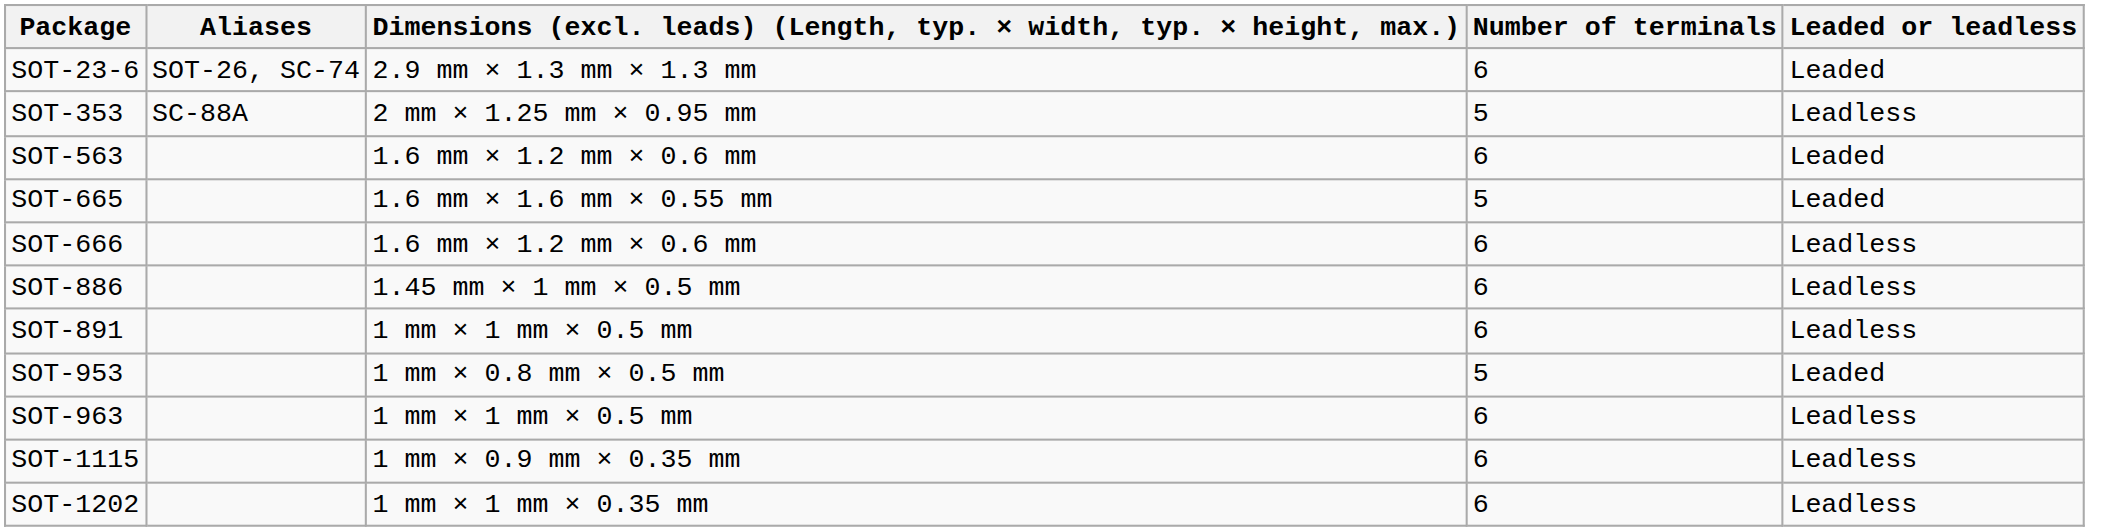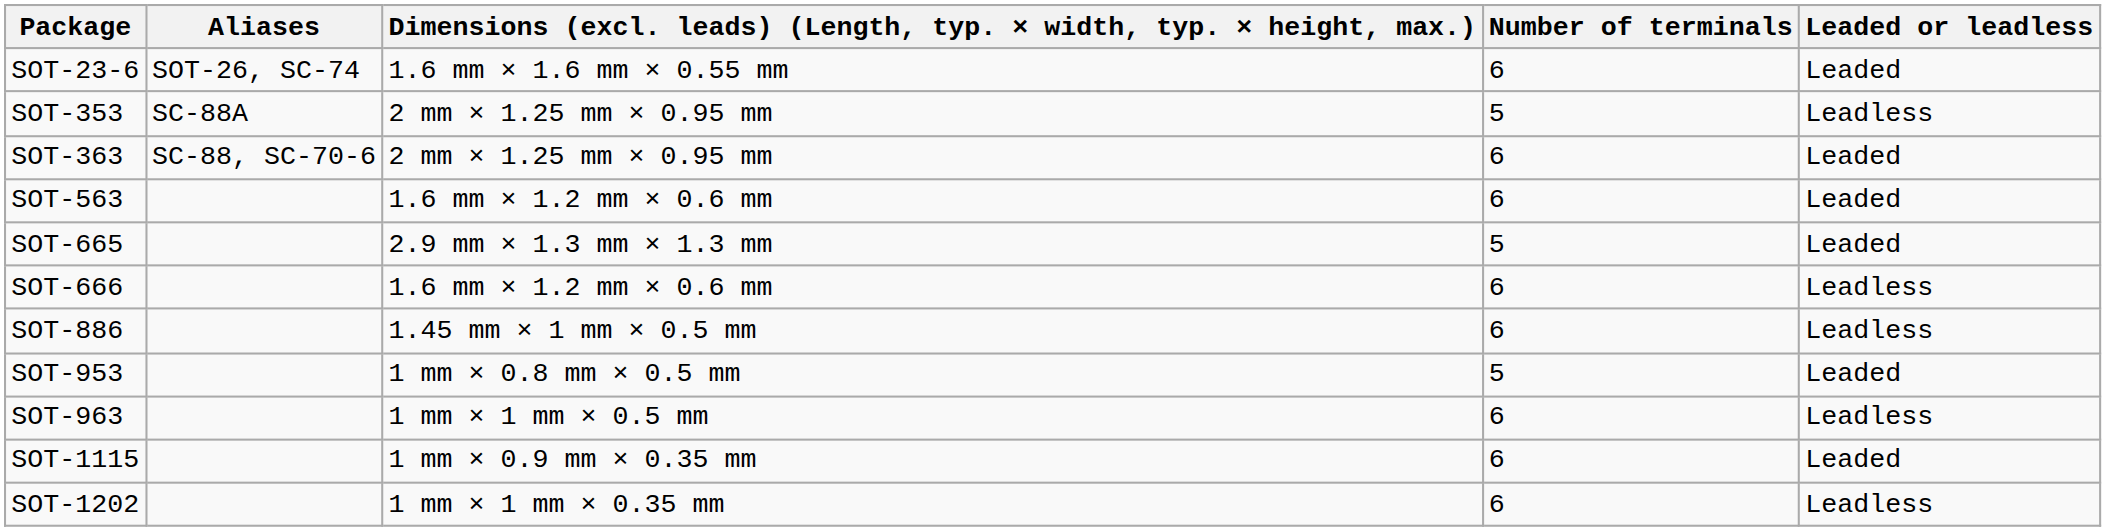(565, 70) 2.9 mm × 1.3 mm × 1.3 mm -> (589, 70) 1.6 mm × 1.6 mm × 0.55 mm
+ row: (67, 157)
(573, 200) 1.6 mm × 1.6 mm × 0.55 mm -> (581, 244) 2.9 mm × 1.3 mm × 1.3 mm
- row: (67, 331)
(1853, 461) Leadless -> (1853, 461) Leaded
